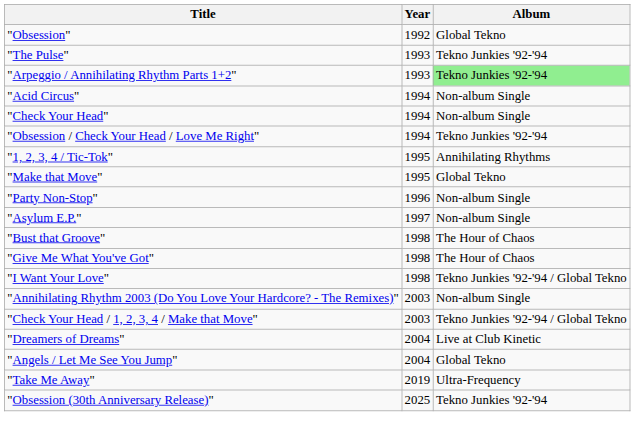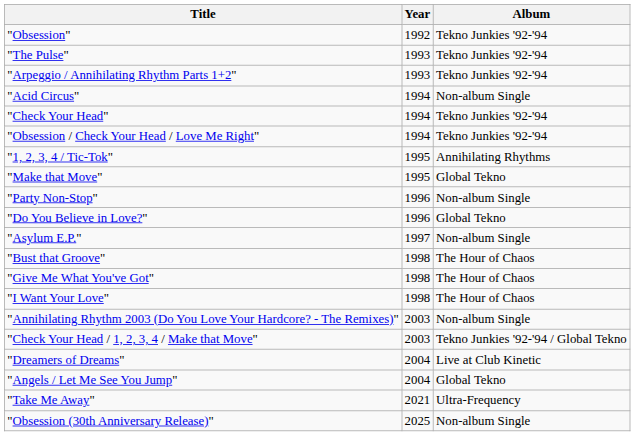(471, 34) Global Tekno -> (492, 34) Tekno Junkies '92-'94
(492, 75) lightgreen background -> (492, 75) no background
(483, 116) Non-album Single -> (492, 116) Tekno Junkies '92-'94
+ row: (77, 217)
(531, 278) Tekno Junkies '92-'94 / Global Tekno -> (485, 298) The Hour of Chaos
(417, 380) 2019 -> (417, 400) 2021
(492, 400) Tekno Junkies '92-'94 -> (483, 420) Non-album Single
